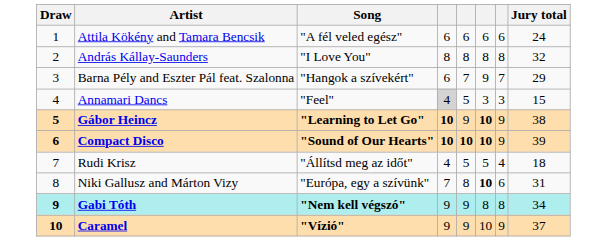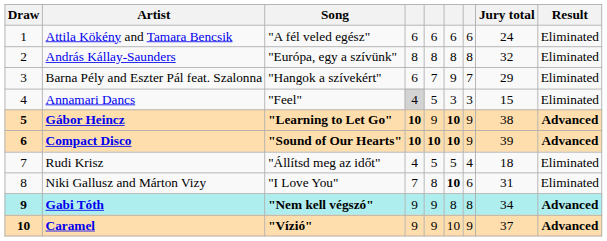+ column: (570, 15)
(335, 57) "I Love You" -> (333, 57) "Európa, egy a szívünk"
(365, 183) "Európa, egy a szívünk" -> (303, 183) "I Love You"
